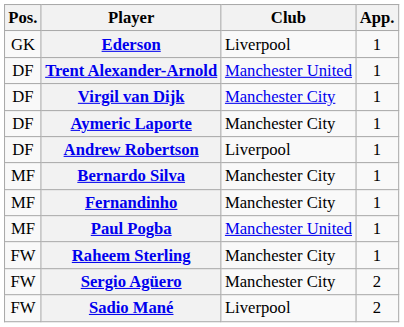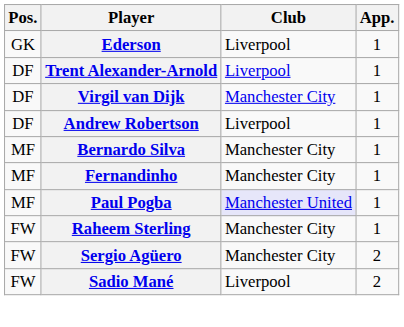(288, 70) Manchester United -> (258, 70) Liverpool
- row: (131, 123)
(288, 228) no background -> (288, 202) lavender background
